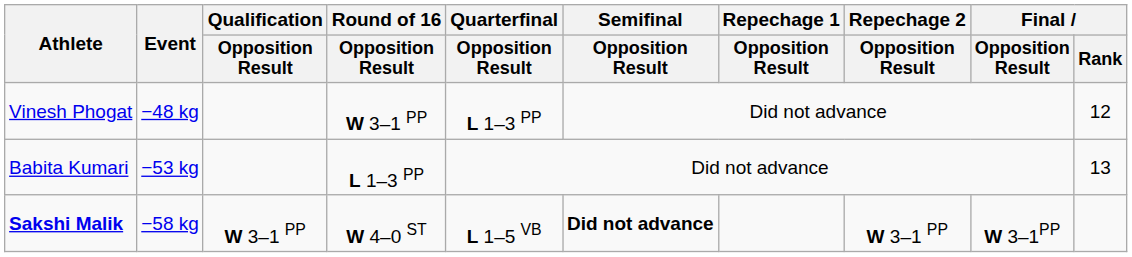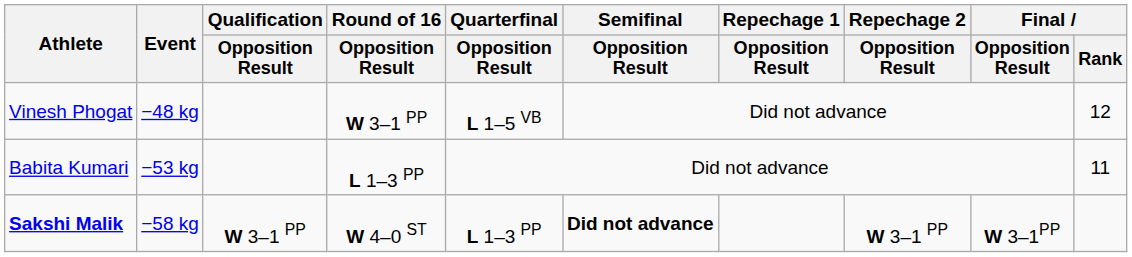(504, 122) L 1–3 PP -> (504, 122) L 1–5 VB
(1100, 167) 13 -> (1100, 167) 11
(504, 234) L 1–5 VB -> (504, 234) L 1–3 PP
